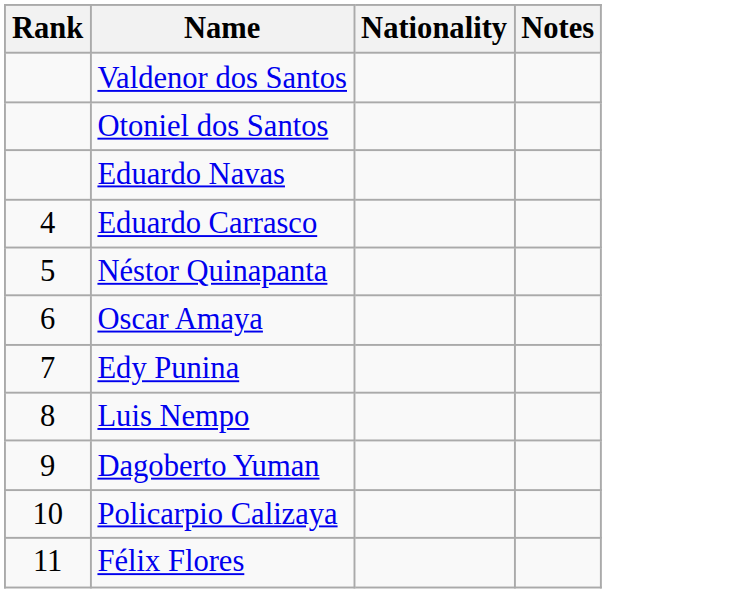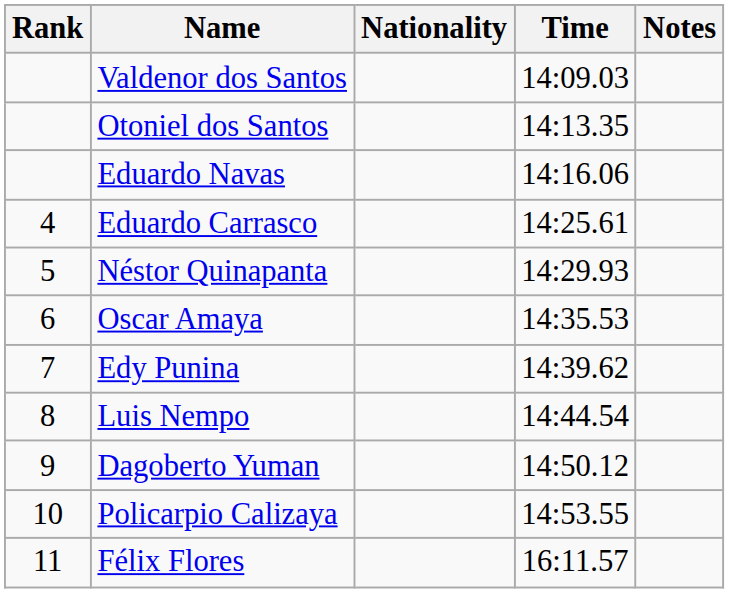+ column: (575, 28)
